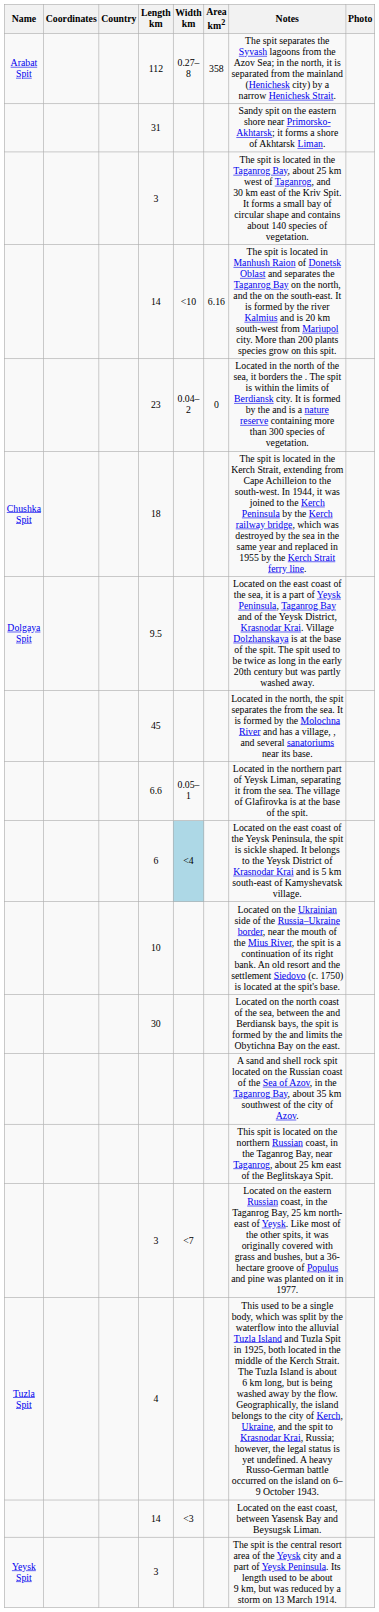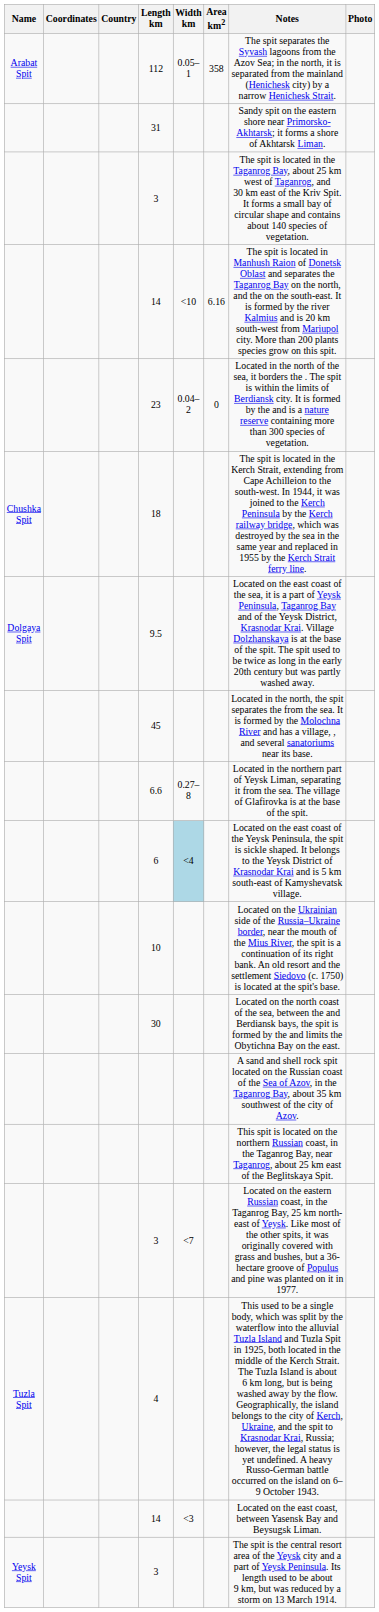(188, 68) 0.27–8 -> (188, 68) 0.05–1
(188, 791) 0.05–1 -> (188, 791) 0.27–8
